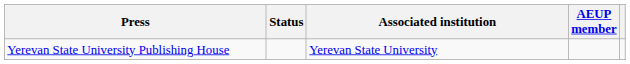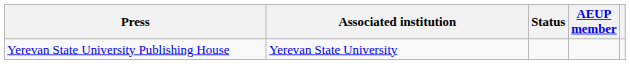columns swapped: (437, 21) <-> (286, 21)
